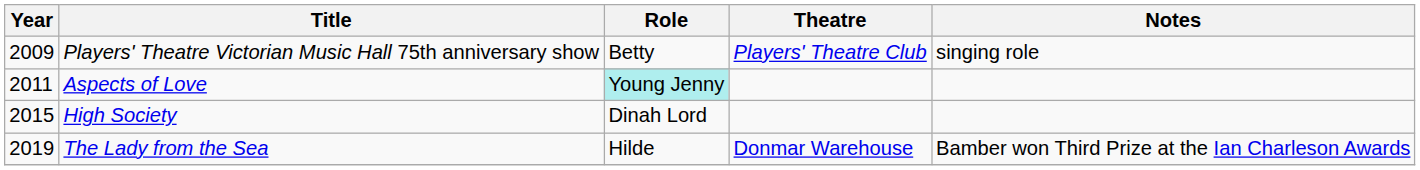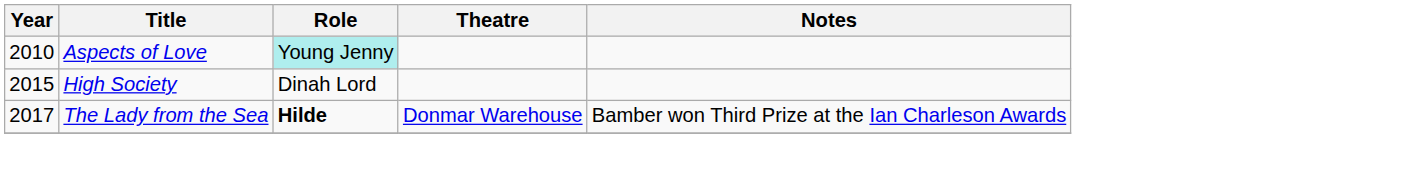- row: (331, 52)
(31, 84) 2011 -> (32, 52) 2010
(32, 148) 2019 -> (32, 116) 2017
(631, 148) normal -> (302, 116) bold
